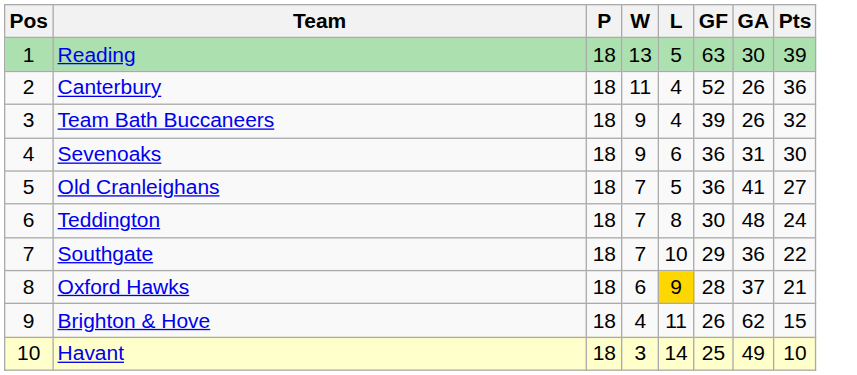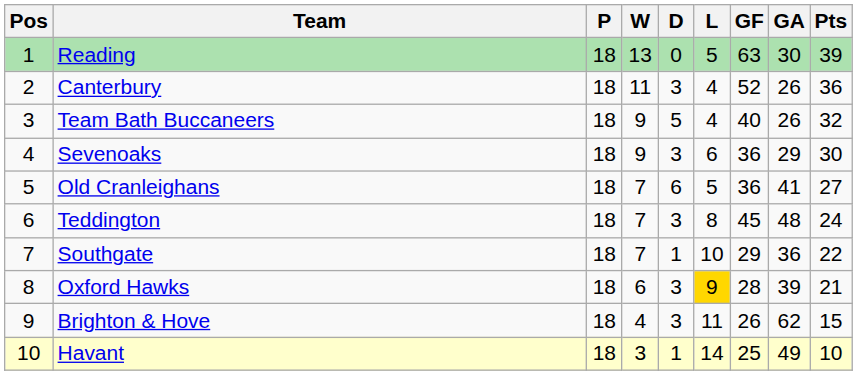+ column: (676, 21)
(713, 120) 39 -> (749, 120) 40
(753, 154) 31 -> (789, 154) 29
(713, 220) 30 -> (749, 220) 45
(753, 287) 37 -> (789, 287) 39
